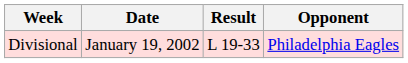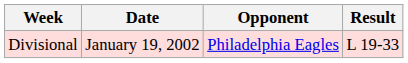columns swapped: (333, 17) <-> (233, 17)
